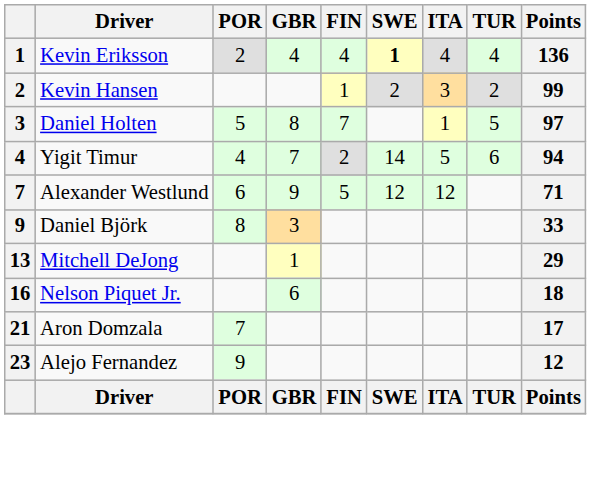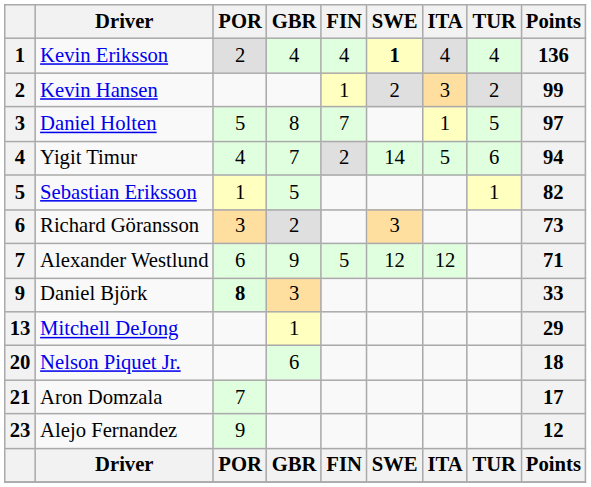+ row: (118, 191)
+ row: (120, 225)
(240, 225) normal -> (240, 293) bold
(20, 293) 16 -> (20, 362) 20
